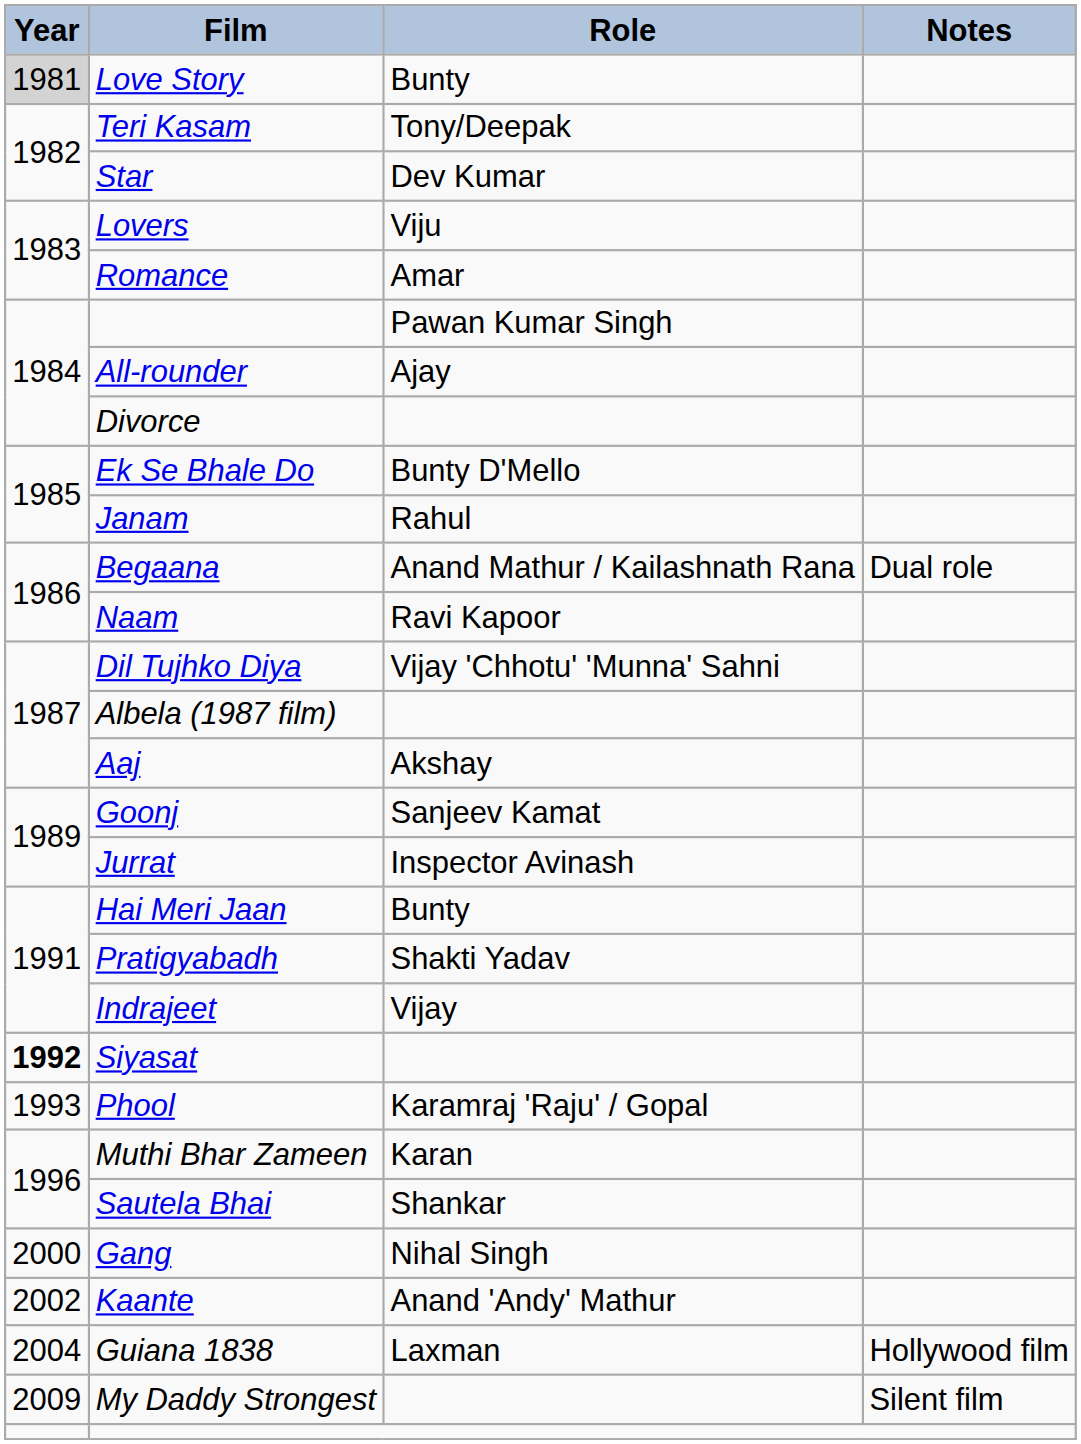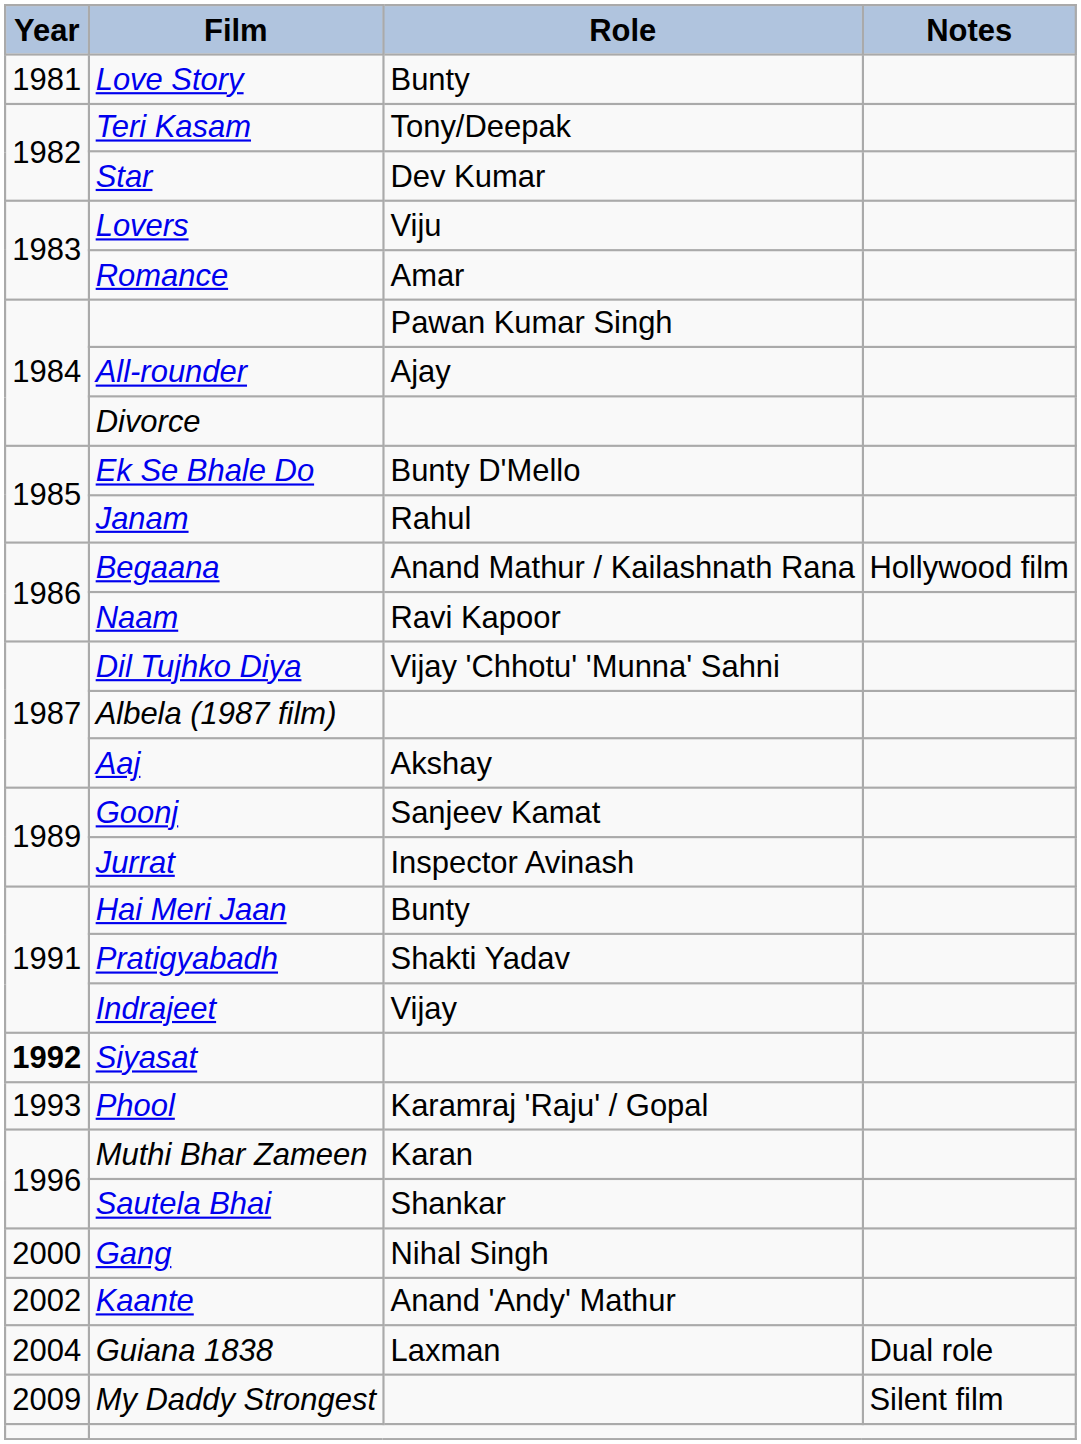(47, 79) lightgrey background -> (47, 79) no background
(931, 568) Dual role -> (969, 568) Hollywood film
(969, 1351) Hollywood film -> (931, 1351) Dual role
